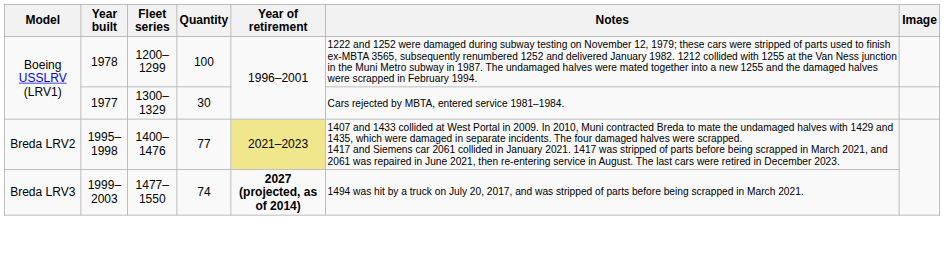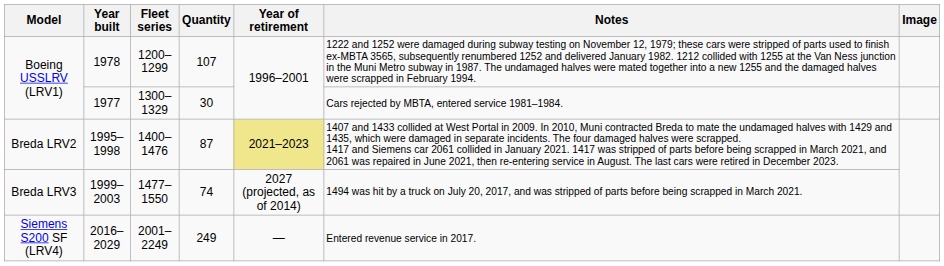(204, 61) 100 -> (206, 61) 107
(204, 144) 77 -> (206, 144) 87
(278, 192) bold -> (279, 192) normal
+ row: (107, 238)
